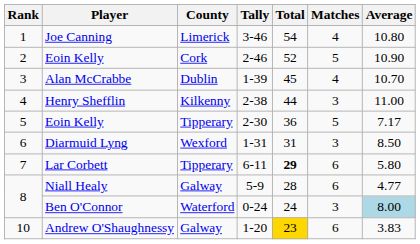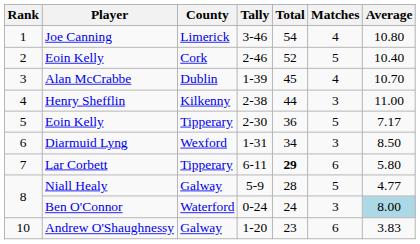(389, 57) 10.90 -> (389, 57) 10.40
(290, 143) 31 -> (290, 143) 34
(335, 185) 6 -> (335, 185) 5
(290, 228) gold background -> (290, 228) no background
